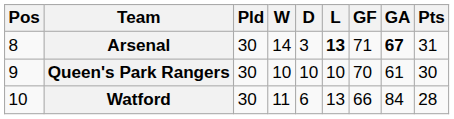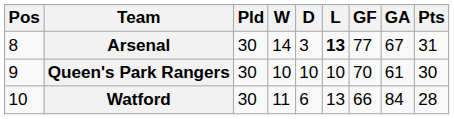(363, 45) 71 -> (363, 45) 77
(394, 45) bold -> (394, 45) normal
